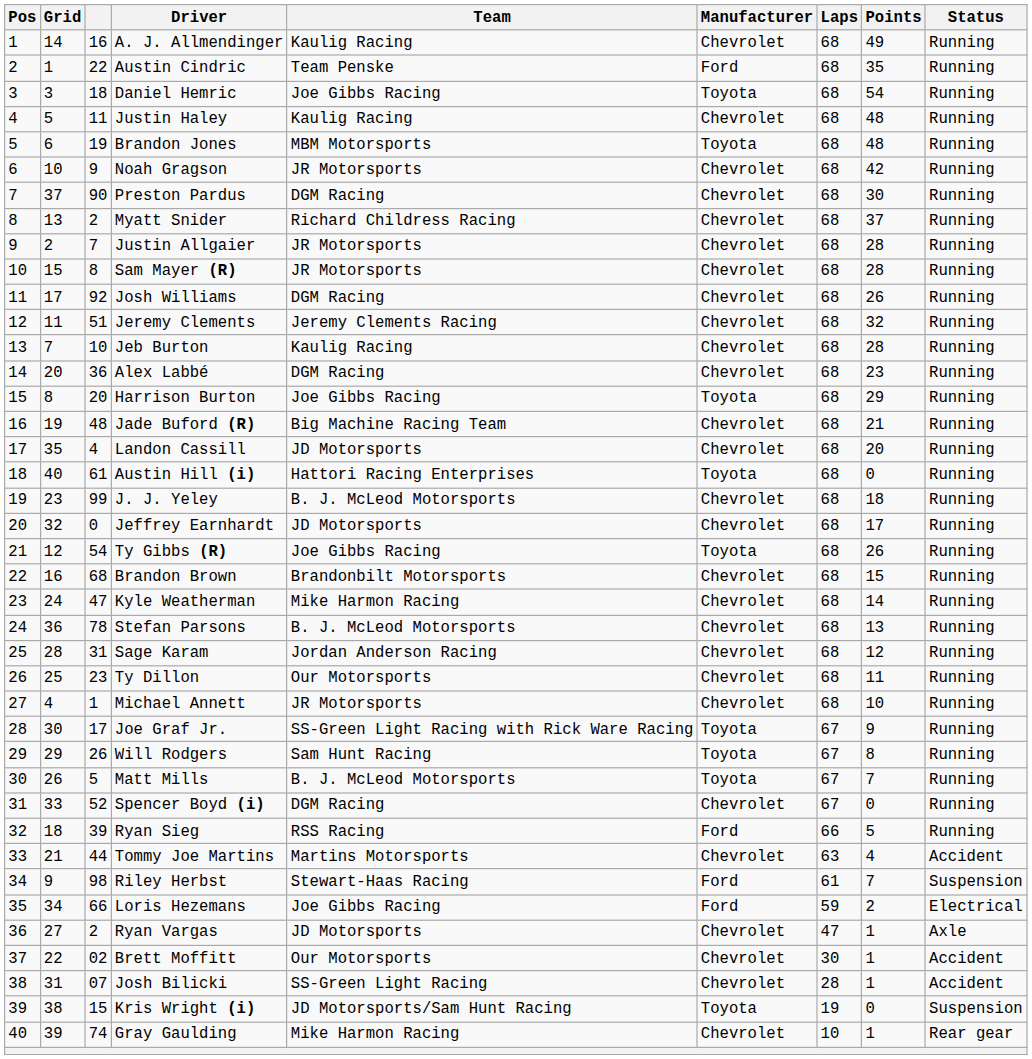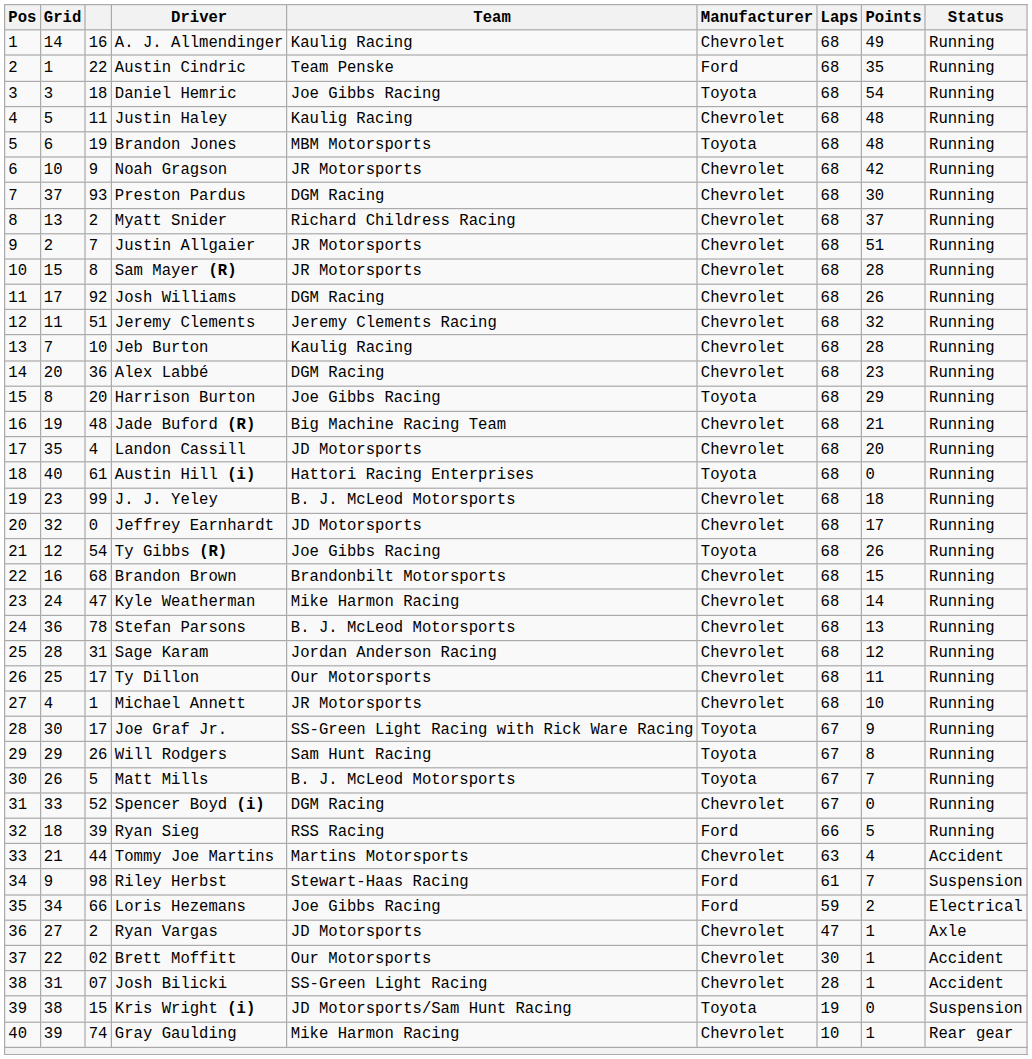(98, 195) 90 -> (98, 195) 93
(875, 246) 28 -> (875, 246) 51
(98, 678) 23 -> (98, 678) 17
